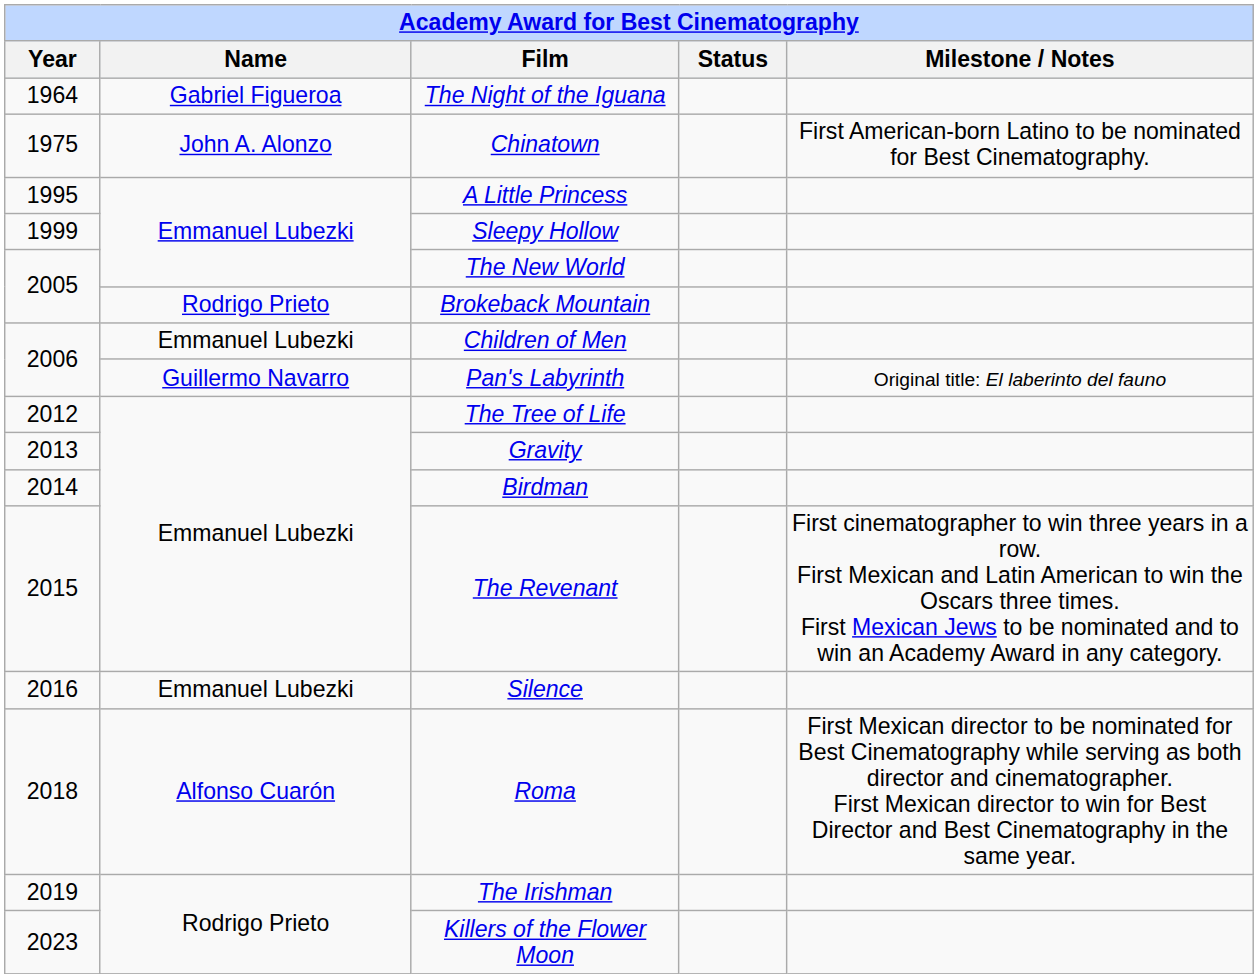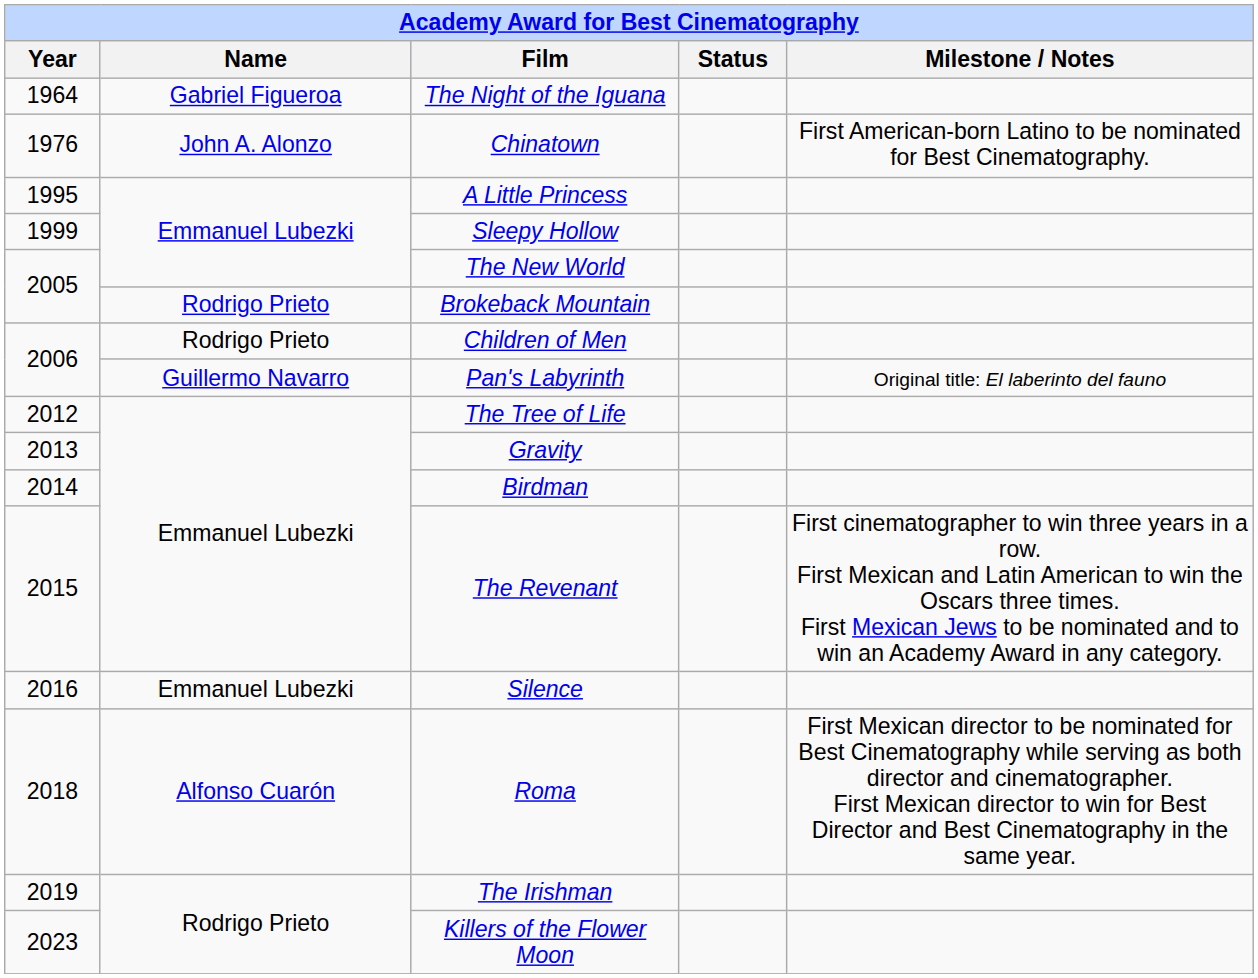(52, 145) 1975 -> (52, 145) 1976
(256, 341) Emmanuel Lubezki -> (256, 341) Rodrigo Prieto
